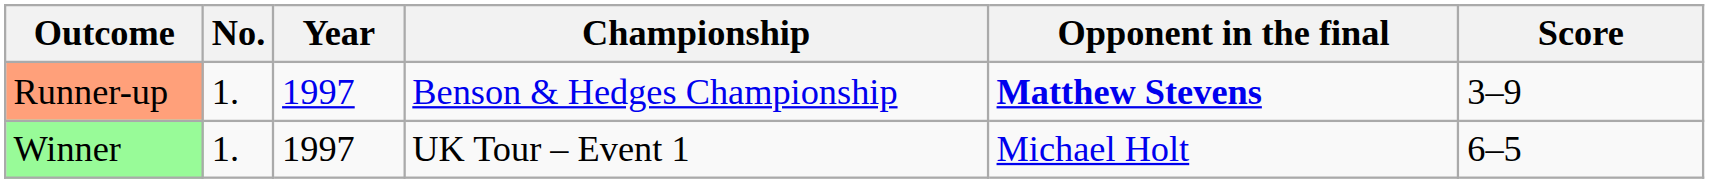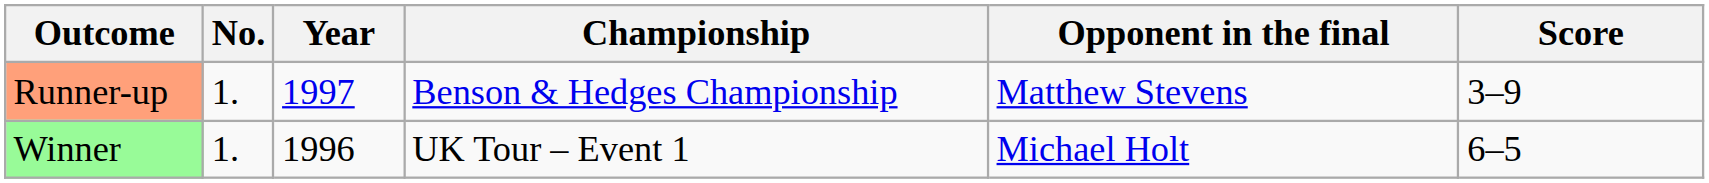(1129, 90) bold -> (1122, 90) normal
(318, 148) 1997 -> (318, 148) 1996
